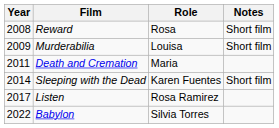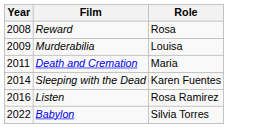- column: (249, 13)
(19, 98) 2017 -> (19, 98) 2016
